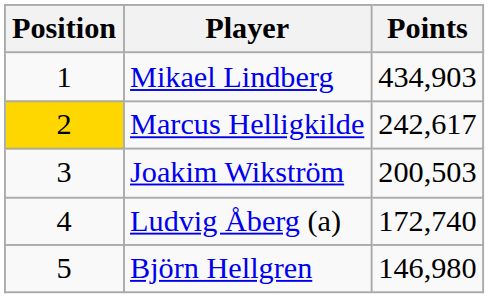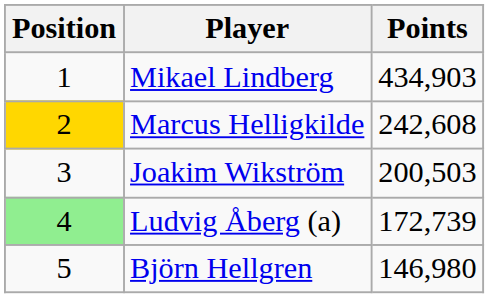(427, 124) 242,617 -> (427, 124) 242,608
(64, 220) no background -> (64, 220) lightgreen background
(427, 220) 172,740 -> (427, 220) 172,739
